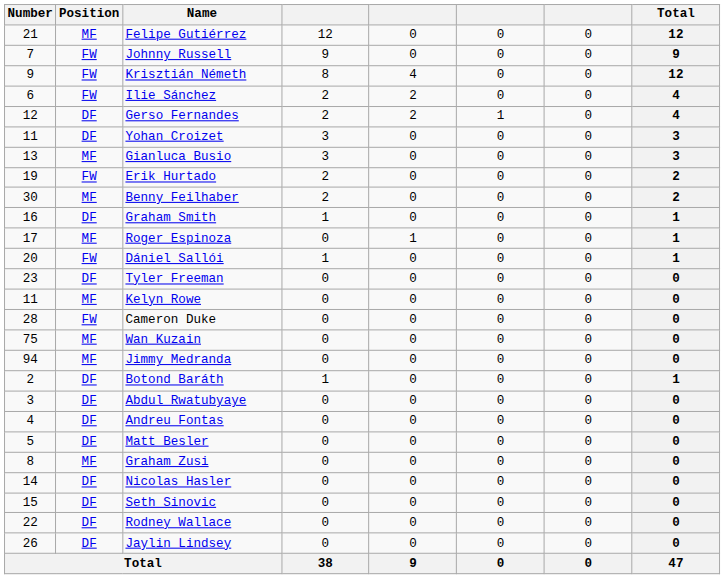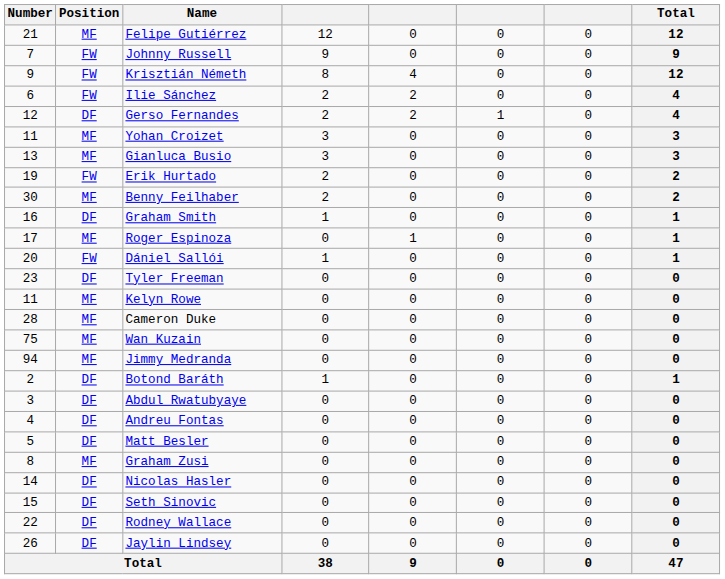(89, 137) DF -> (89, 137) MF
(89, 320) FW -> (89, 320) MF
